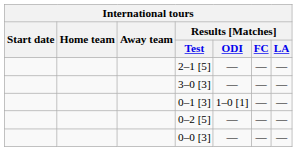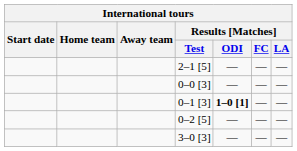rows swapped: (194, 84) <-> (194, 137)
(232, 102) normal -> (232, 102) bold
